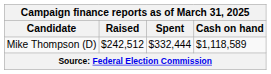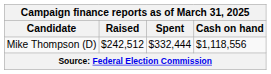(221, 45) $1,118,589 -> (221, 45) $1,118,556
